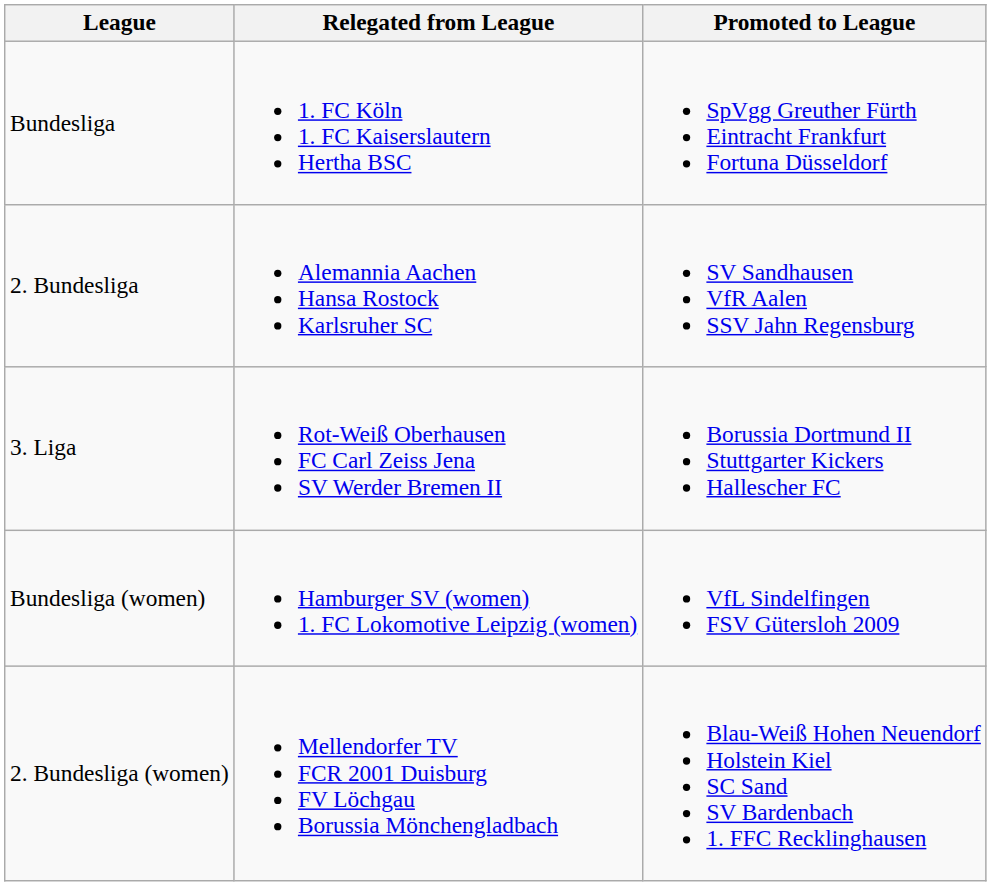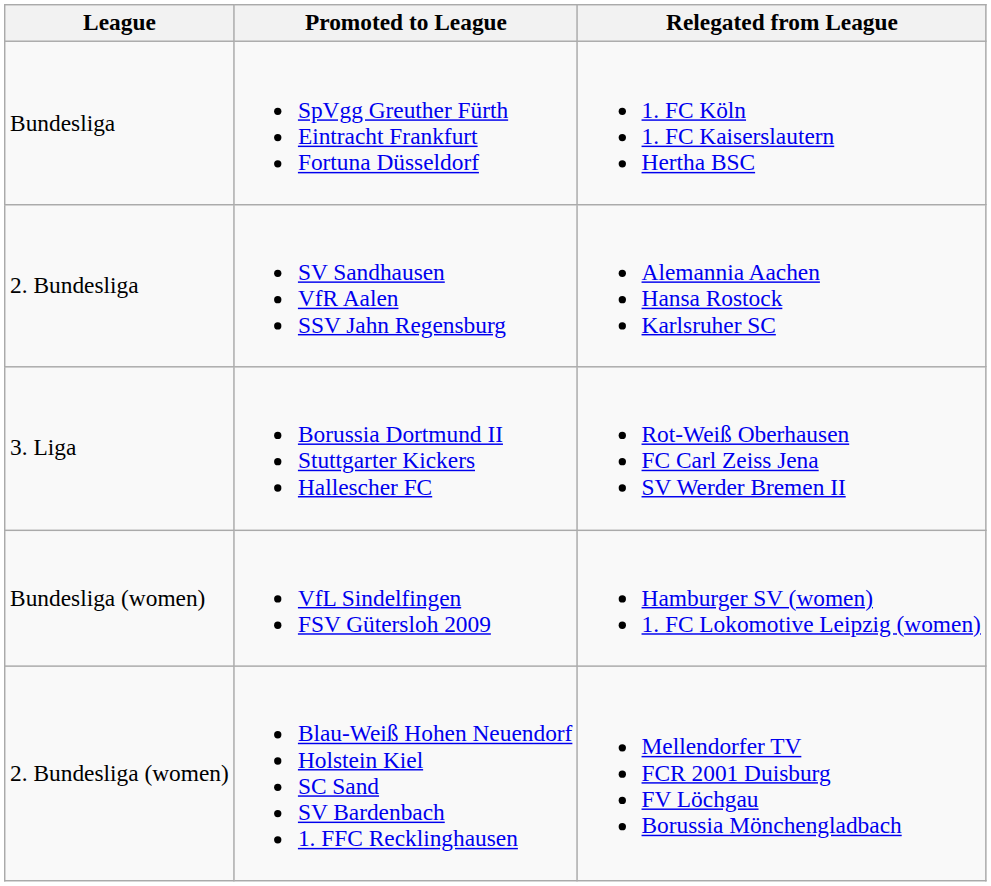columns swapped: (814, 23) <-> (438, 23)
